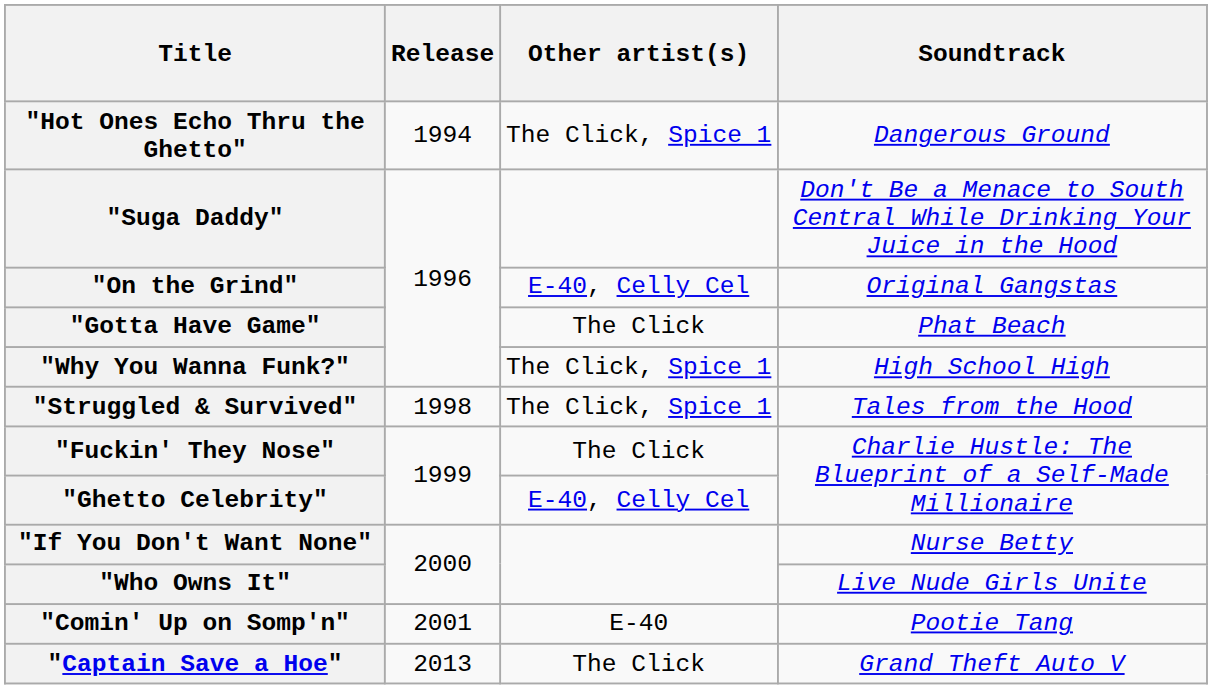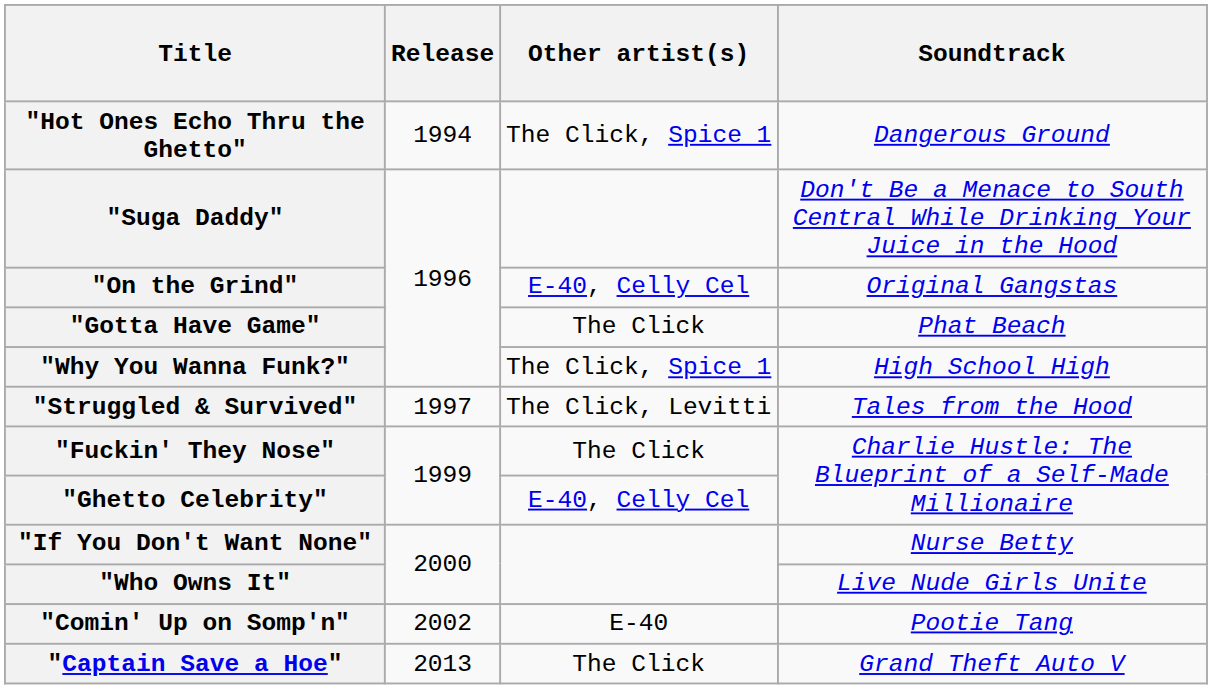(443, 407) 1998 -> (443, 407) 1997
(639, 407) The Click, Spice 1 -> (639, 407) The Click, Levitti
(443, 624) 2001 -> (443, 624) 2002
